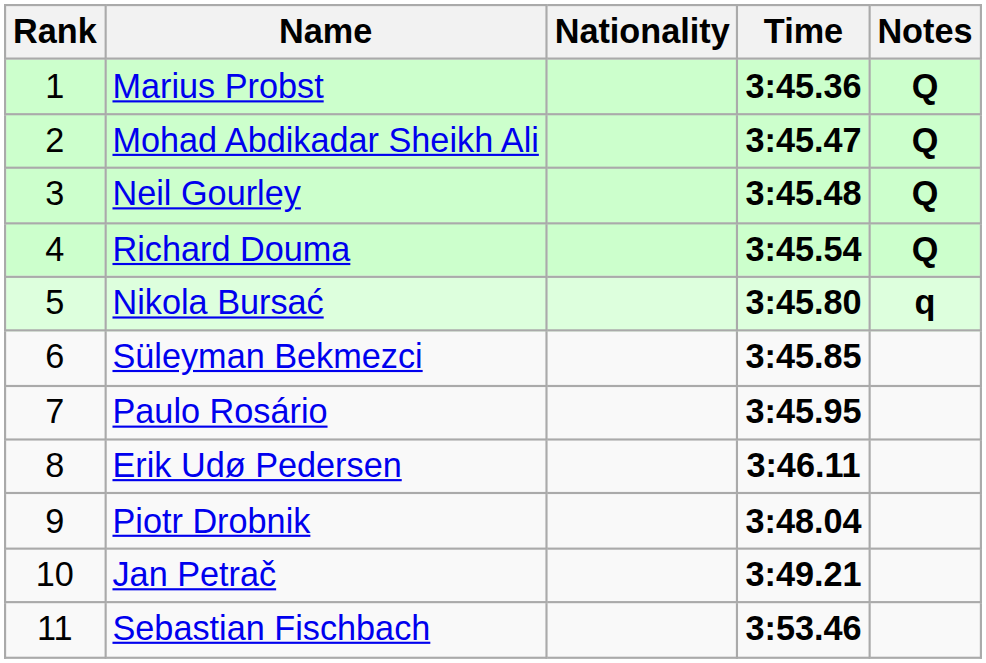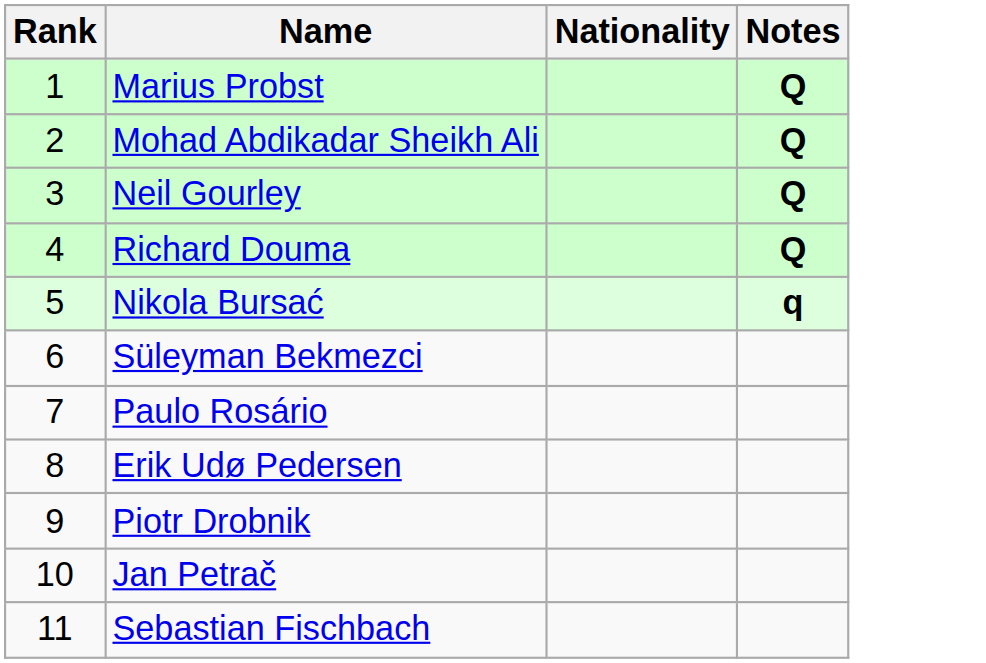- column: (804, 31)
